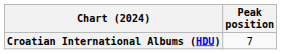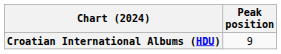(250, 41) 7 -> (250, 41) 9
